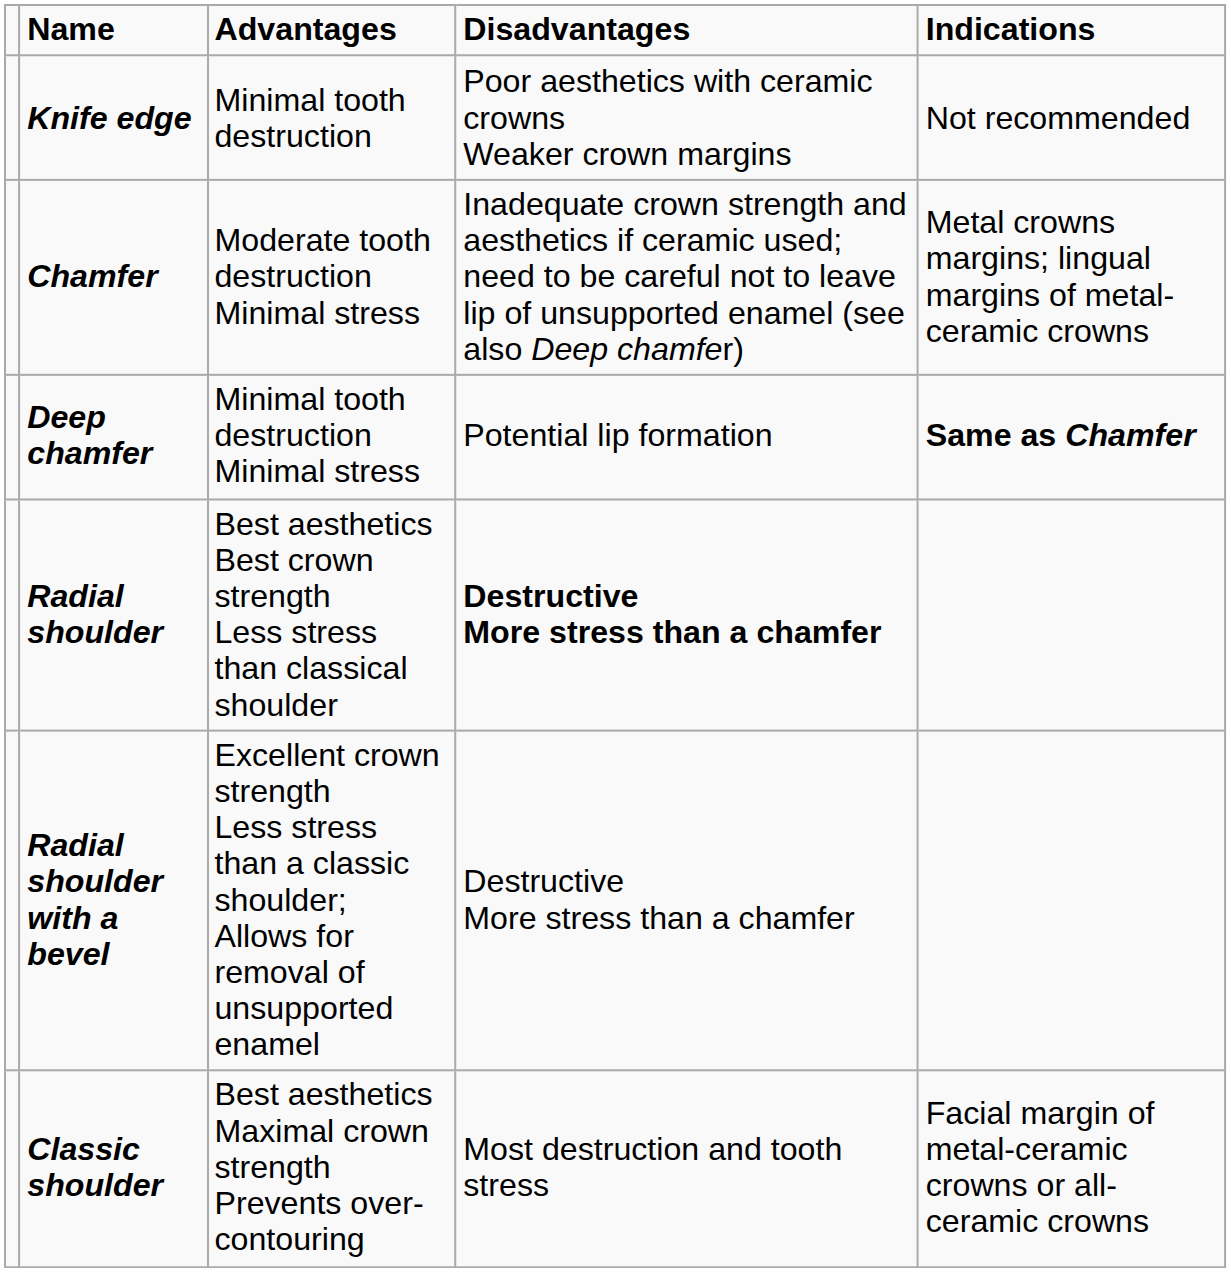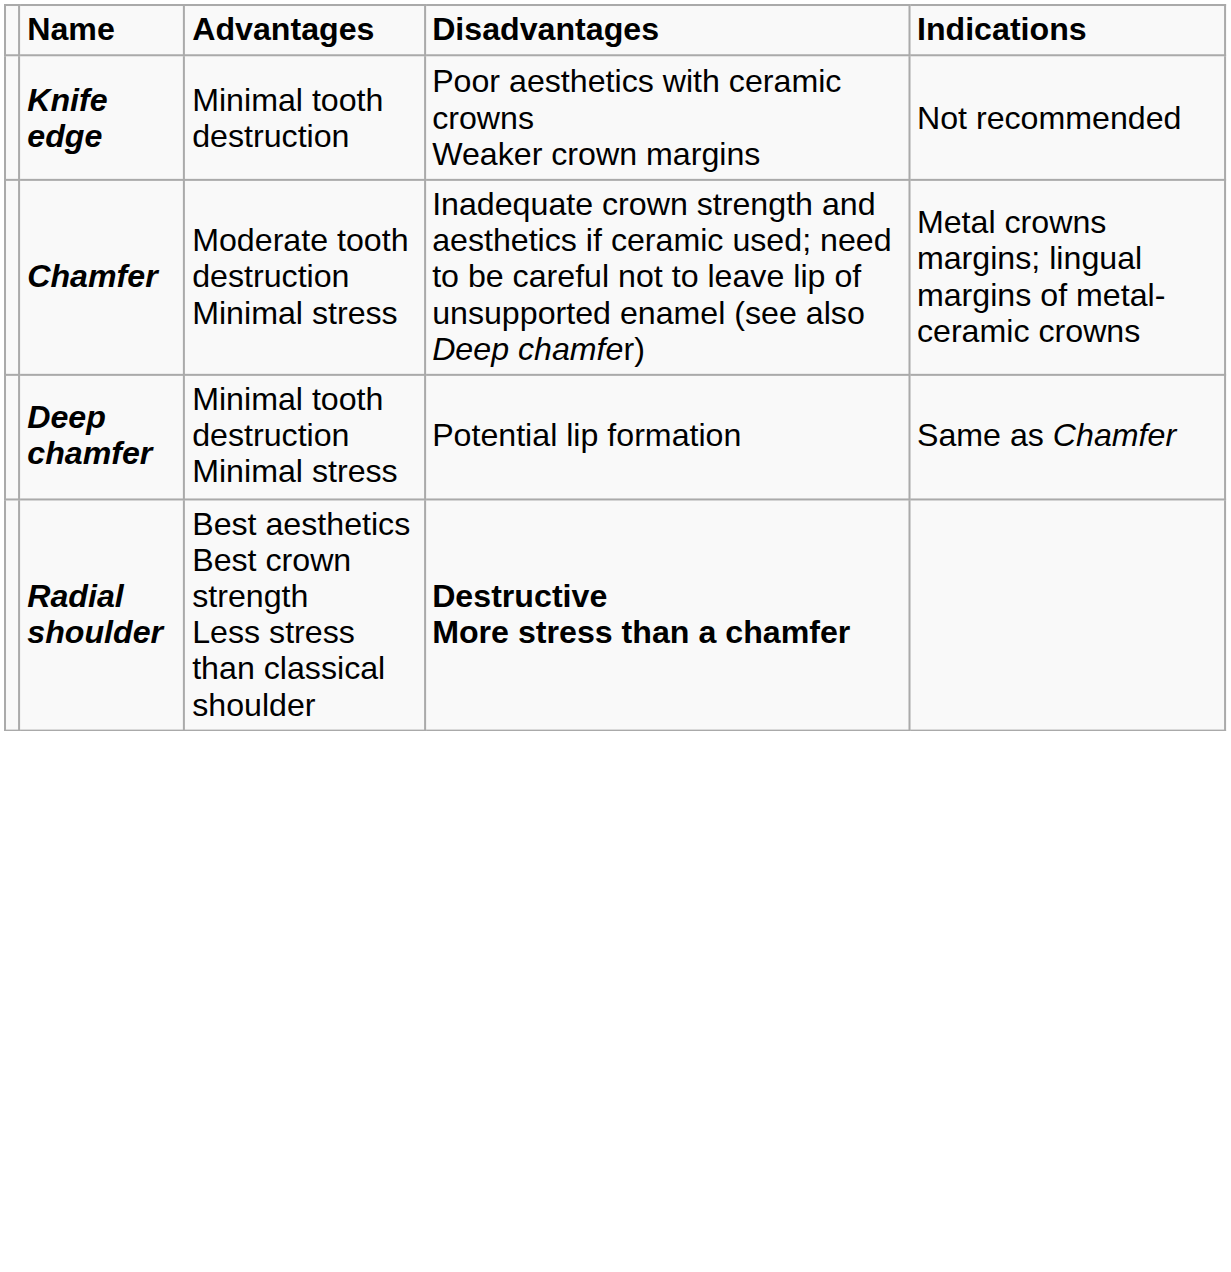(1061, 436) bold -> (1047, 436) normal
- row: (95, 900)
- row: (95, 1168)
